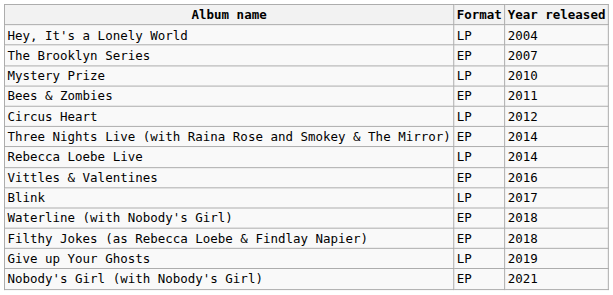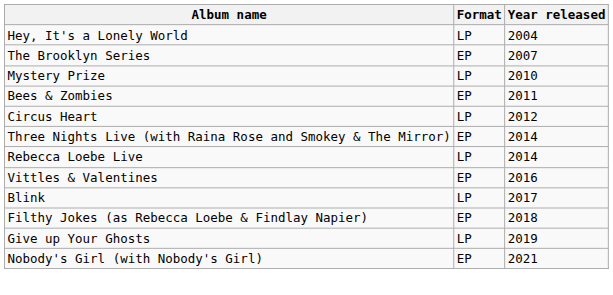- row: (120, 218)
